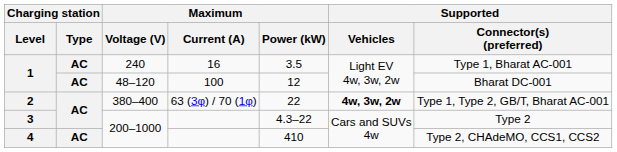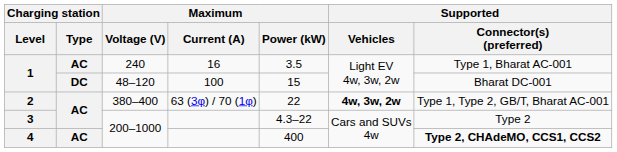(79, 82) AC -> (79, 82) DC
(294, 82) 12 -> (294, 82) 15
(294, 138) 410 -> (294, 138) 400
(513, 138) normal -> (513, 138) bold
